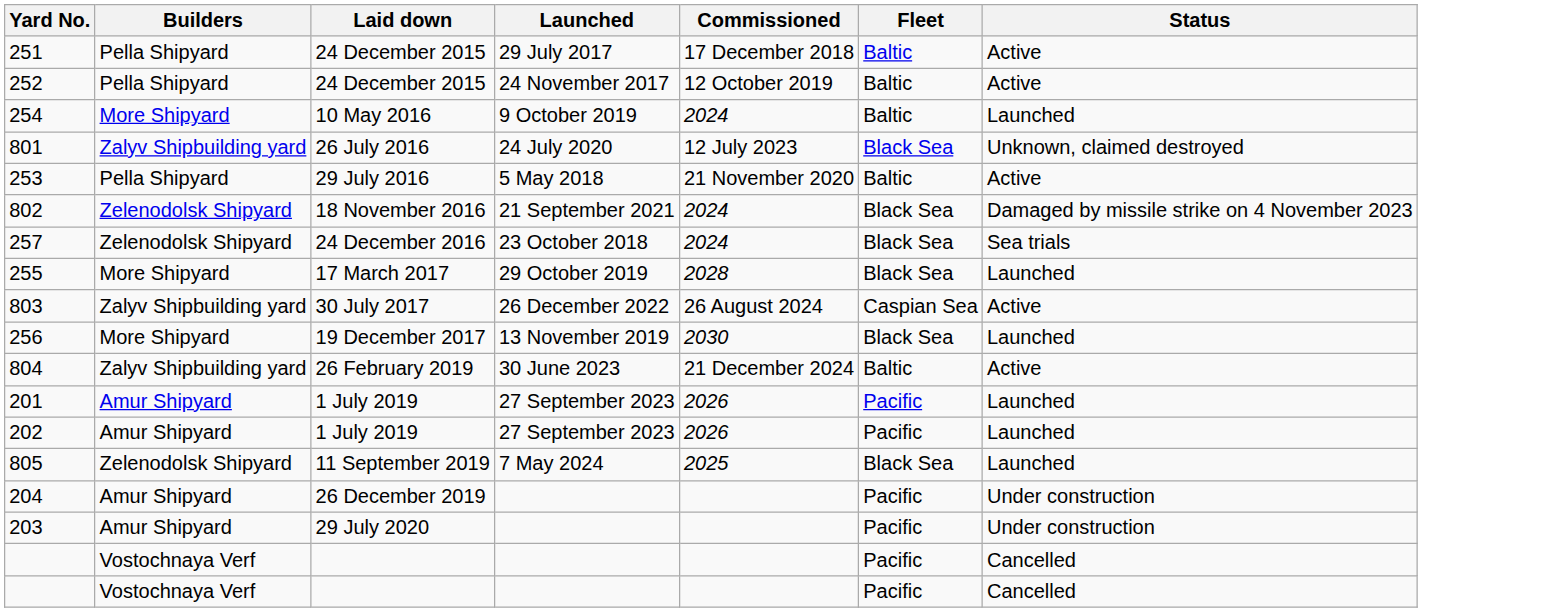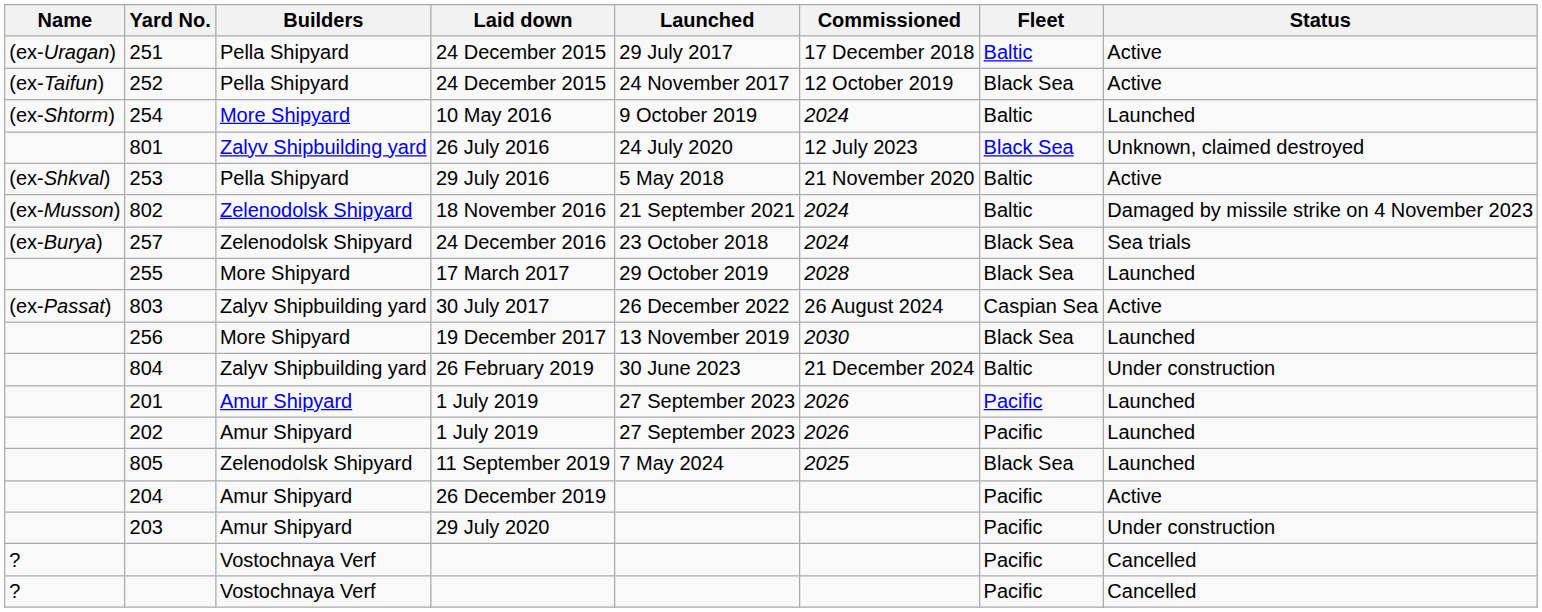+ column: (65, 20)
(888, 83) Baltic -> (1029, 83) Black Sea
(908, 210) Black Sea -> (1008, 210) Baltic
(1014, 369) Active -> (1191, 369) Under construction
(1071, 496) Under construction -> (1135, 496) Active
